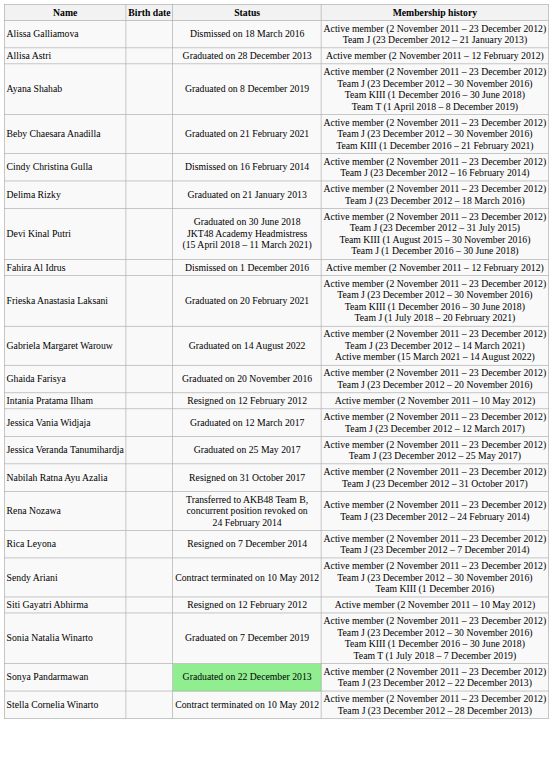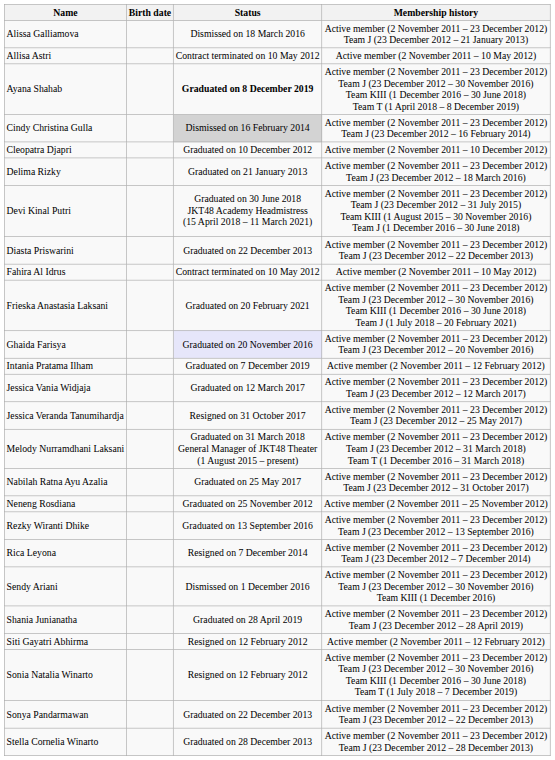(247, 56) Graduated on 28 December 2013 -> (248, 56) Contract terminated on 10 May 2012
(435, 56) Active member (2 November 2011 – 12 February 2012) -> (436, 56) Active member (2 November 2011 – 10 May 2012)
(247, 89) normal -> (248, 89) bold
- row: (54, 134)
(247, 167) no background -> (248, 128) lightgrey background
+ row: (39, 150)
+ row: (40, 250)
(247, 267) Dismissed on 1 December 2016 -> (248, 272) Contract terminated on 10 May 2012
(435, 267) Active member (2 November 2011 – 12 February 2012) -> (436, 272) Active member (2 November 2011 – 10 May 2012)
- row: (60, 345)
(247, 379) no background -> (248, 344) lavender background
(247, 401) Resigned on 12 February 2012 -> (248, 366) Graduated on 7 December 2019
(435, 401) Active member (2 November 2011 – 10 May 2012) -> (436, 366) Active member (2 November 2011 – 12 February 2012)
(247, 450) Graduated on 25 May 2017 -> (248, 415) Resigned on 31 October 2017
+ row: (65, 449)
(247, 477) Resigned on 31 October 2017 -> (248, 482) Graduated on 25 May 2017
+ row: (41, 504)
- row: (34, 511)
+ row: (48, 526)
(247, 577) Contract terminated on 10 May 2012 -> (248, 586) Dismissed on 1 December 2016
+ row: (42, 620)
(435, 605) Active member (2 November 2011 – 10 May 2012) -> (436, 642) Active member (2 November 2011 – 12 February 2012)
(247, 638) Graduated on 7 December 2019 -> (248, 675) Resigned on 12 February 2012
(247, 677) lightgreen background -> (248, 714) no background
(247, 705) Contract terminated on 10 May 2012 -> (248, 742) Graduated on 28 December 2013
